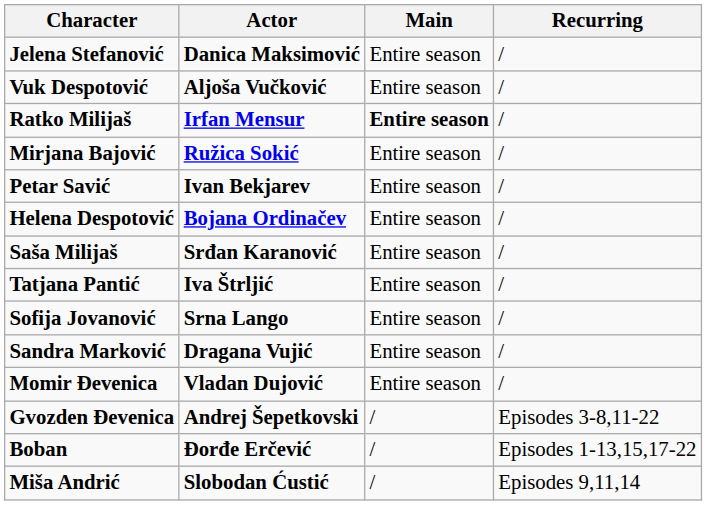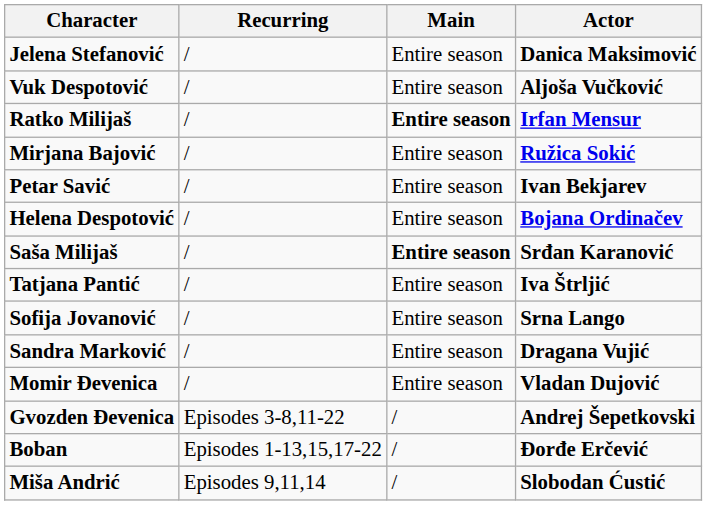columns swapped: (272, 20) <-> (597, 20)
(425, 251) normal -> (451, 251) bold
